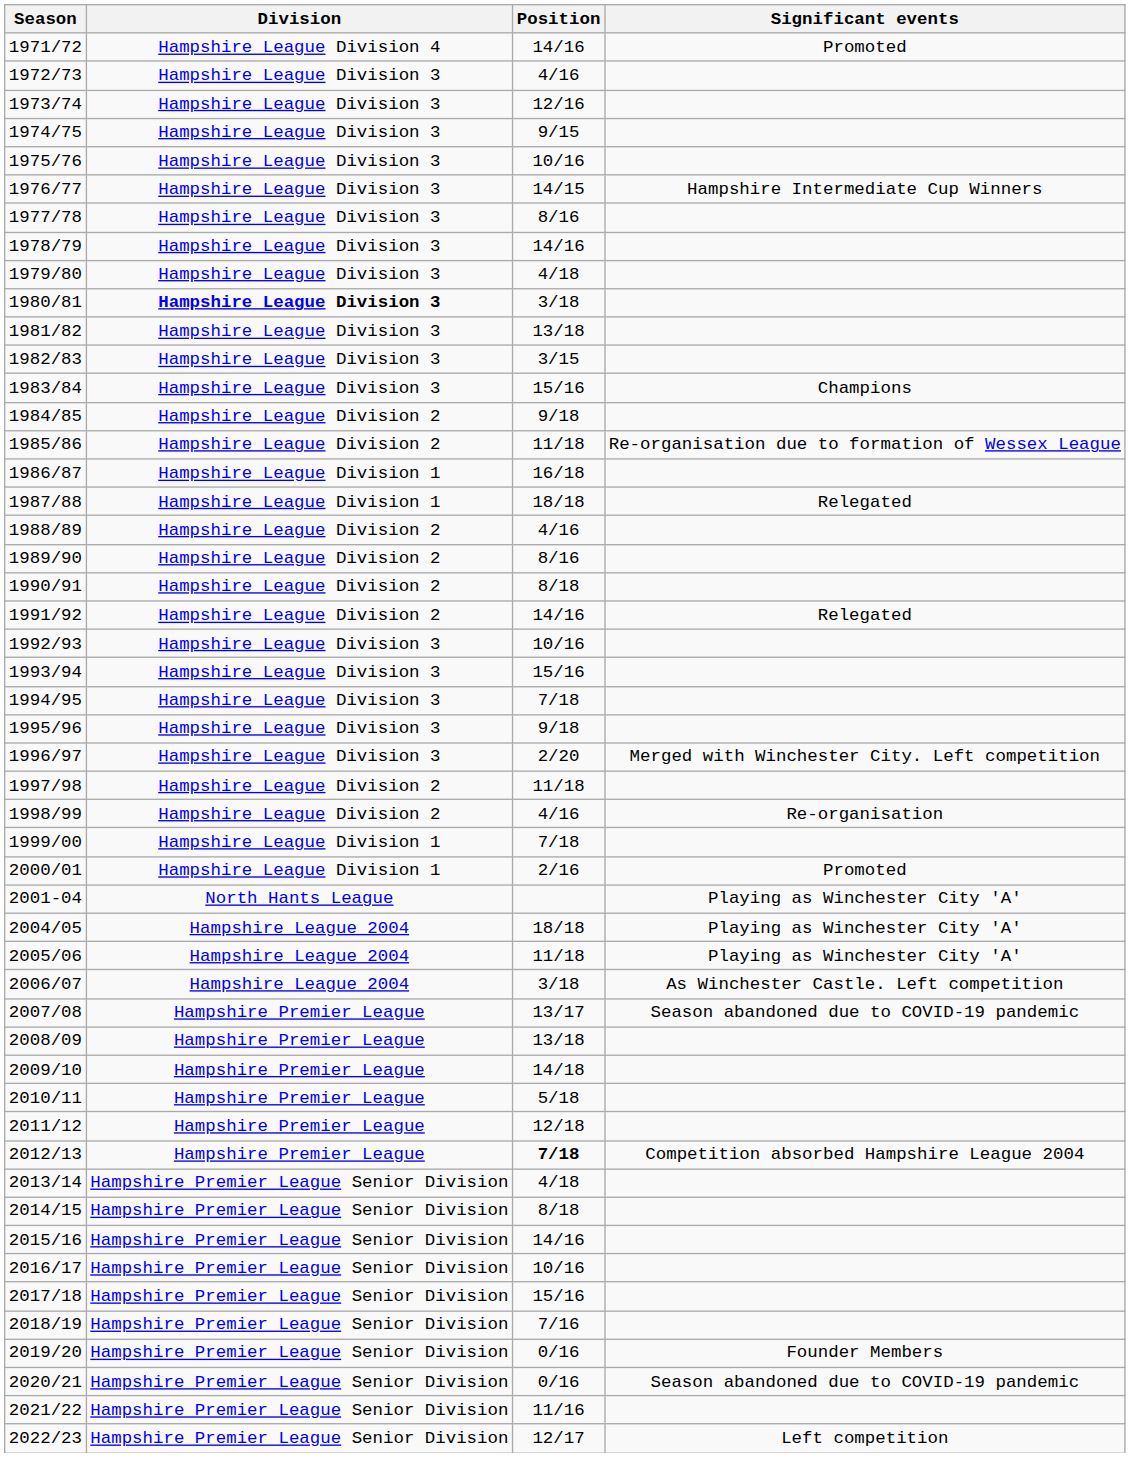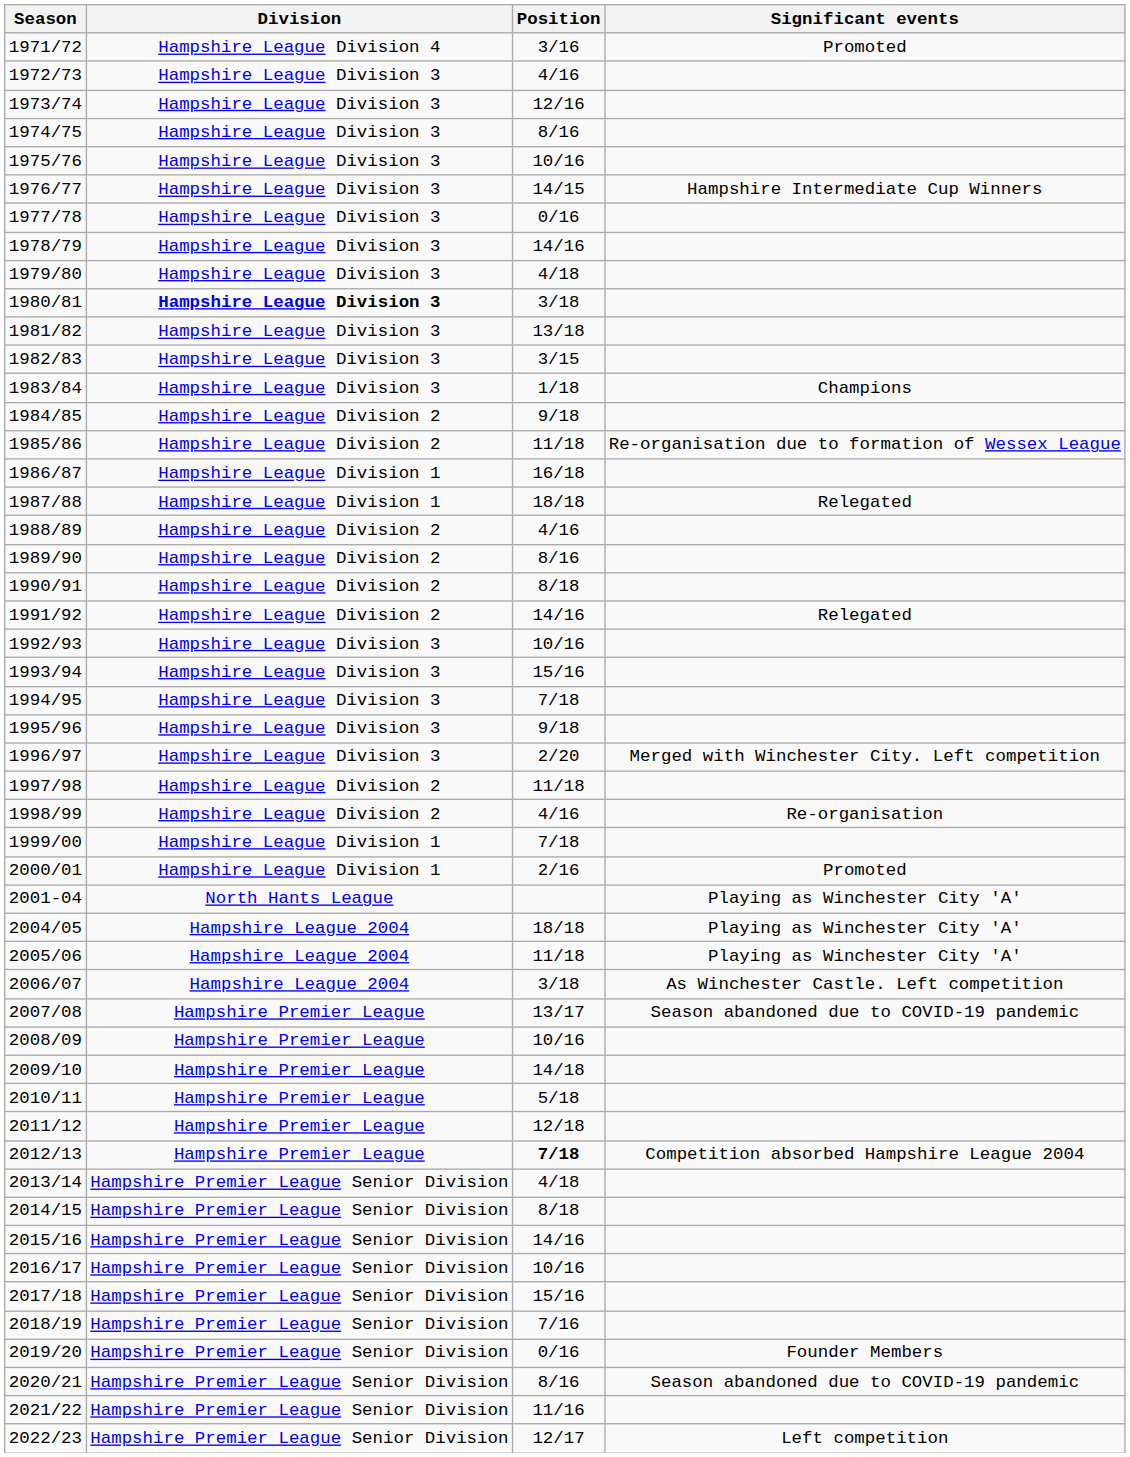(559, 47) 14/16 -> (559, 47) 3/16
(559, 132) 9/15 -> (559, 132) 8/16
(559, 218) 8/16 -> (559, 218) 0/16
(559, 388) 15/16 -> (559, 388) 1/18
(559, 1041) 13/18 -> (559, 1041) 10/16
(559, 1382) 0/16 -> (559, 1382) 8/16
